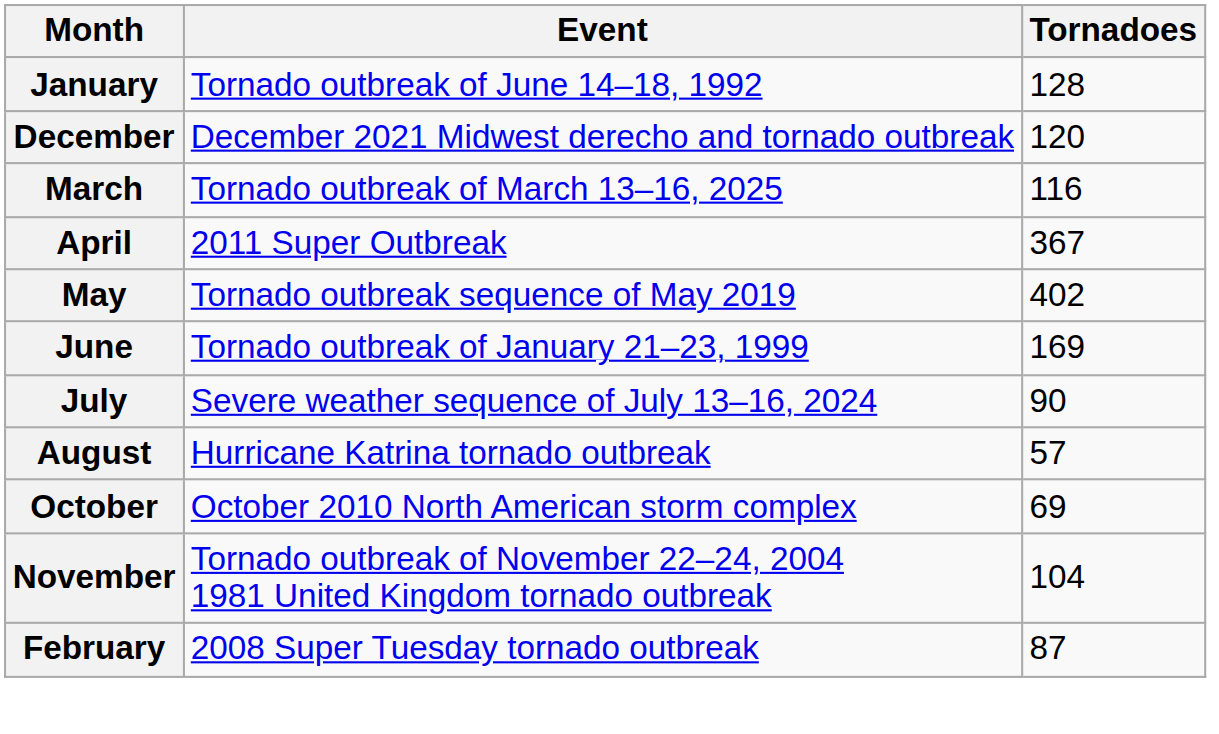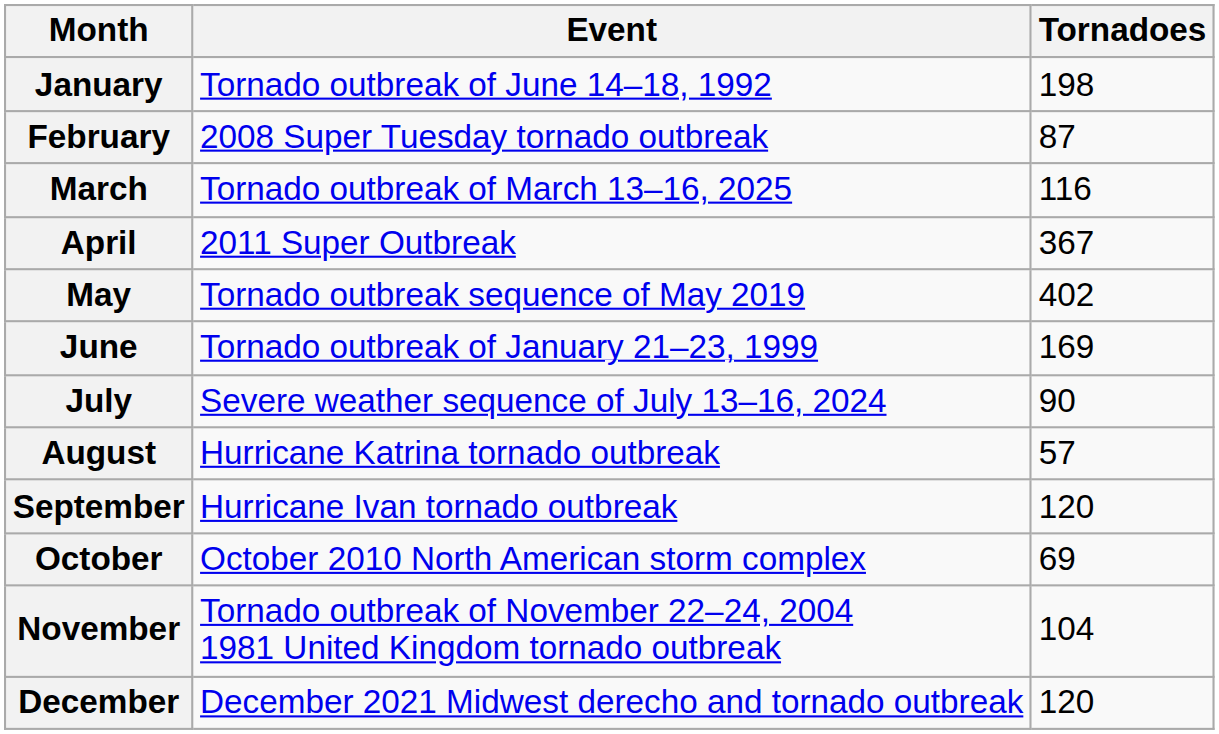(1057, 83) 128 -> (1066, 83) 198
rows swapped: (94, 648) <-> (94, 136)
+ row: (99, 505)
